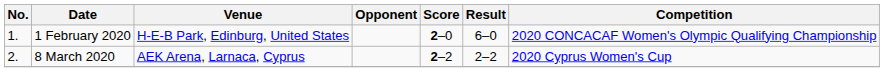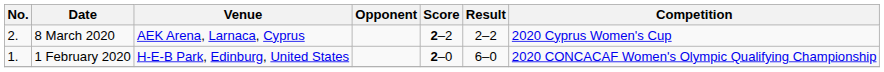rows swapped: (83, 35) <-> (75, 56)
